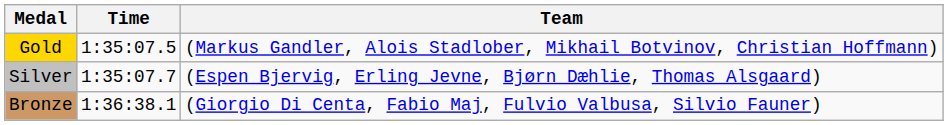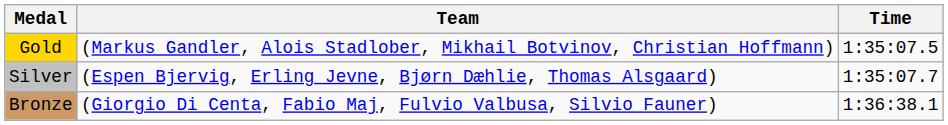columns swapped: (562, 19) <-> (129, 19)
